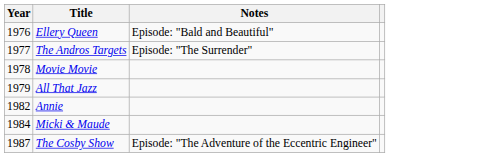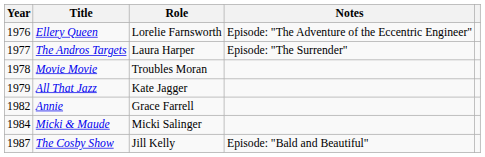+ column: (177, 13)
(203, 32) Episode: "Bald and Beautiful" -> (350, 32) Episode: "The Adventure of the Eccentric Engineer"
(254, 143) Episode: "The Adventure of the Eccentric Engineer" -> (298, 143) Episode: "Bald and Beautiful"
